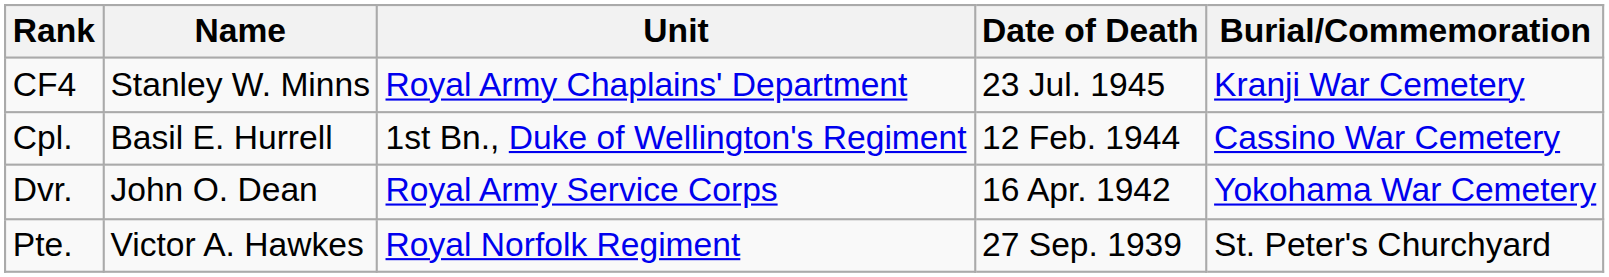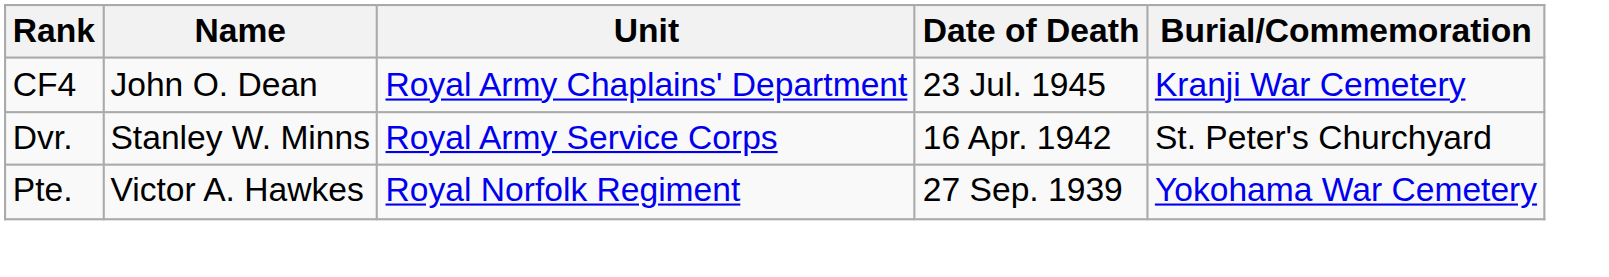(240, 84) Stanley W. Minns -> (214, 84) John O. Dean
- row: (43, 137)
(214, 191) John O. Dean -> (240, 137) Stanley W. Minns
(1405, 191) Yokohama War Cemetery -> (1323, 137) St. Peter's Churchyard
(1383, 244) St. Peter's Churchyard -> (1346, 191) Yokohama War Cemetery
